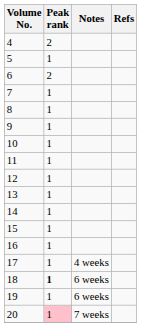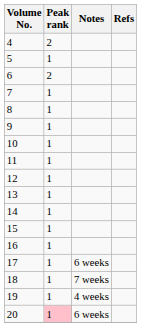(91, 263) 4 weeks -> (91, 263) 6 weeks
(49, 280) bold -> (49, 280) normal
(91, 280) 6 weeks -> (91, 280) 7 weeks
(91, 297) 6 weeks -> (91, 297) 4 weeks
(91, 314) 7 weeks -> (91, 314) 6 weeks
